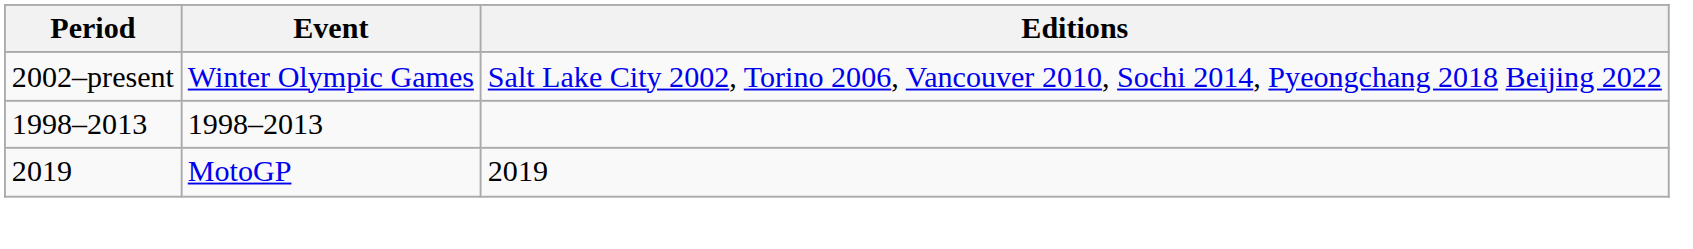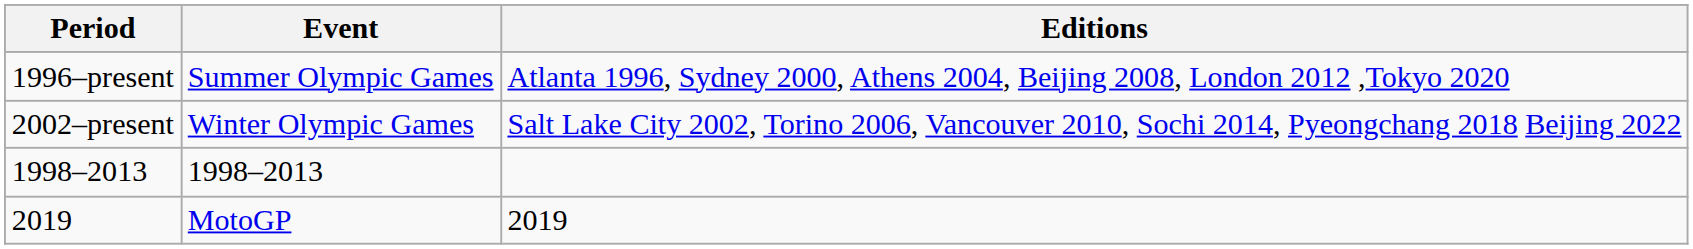+ row: (93, 76)
